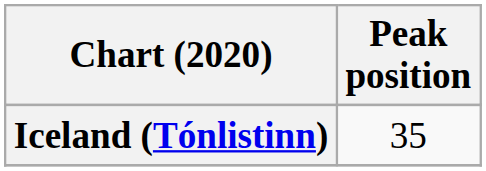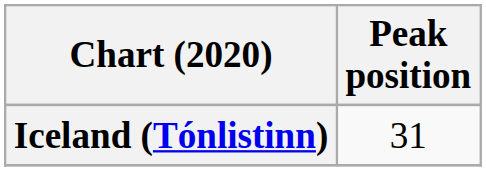(408, 134) 35 -> (408, 134) 31
